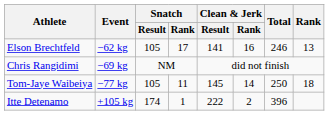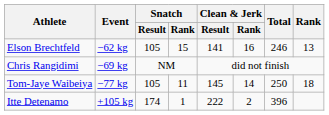(183, 48) 17 -> (183, 48) 15
